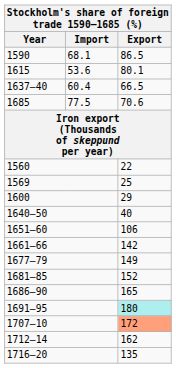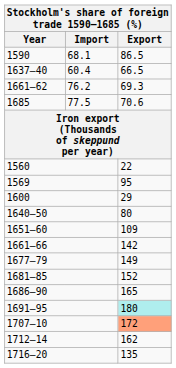- row: (18, 71)
+ row: (27, 87)
(126, 183) 25 -> (126, 183) 95
(126, 214) 40 -> (126, 214) 80
(129, 230) 106 -> (129, 230) 109
